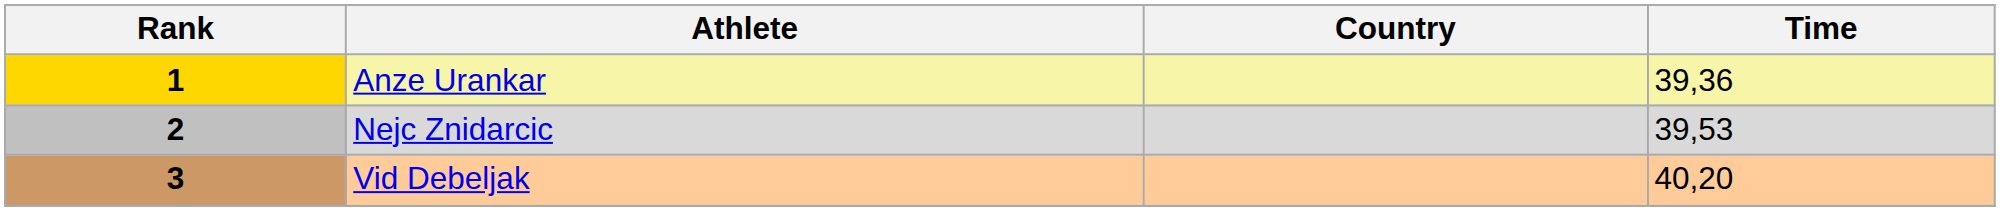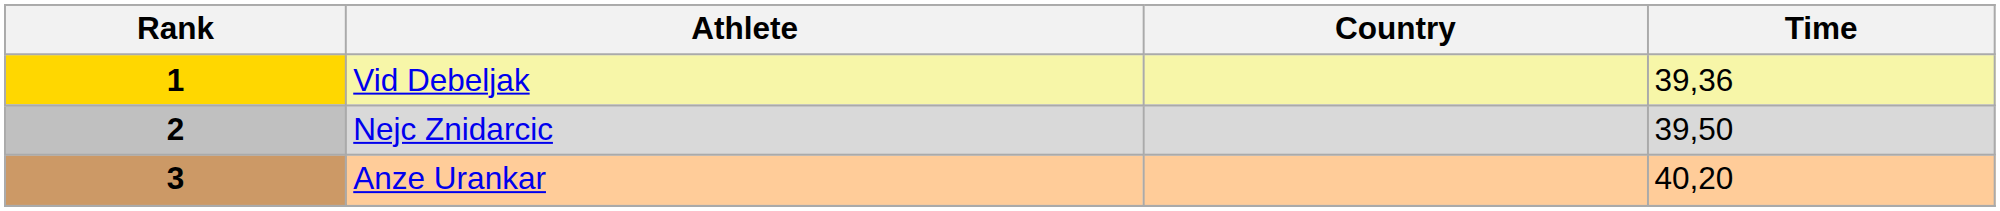(450, 79) Anze Urankar -> (441, 79) Vid Debeljak
(1694, 129) 39,53 -> (1694, 129) 39,50
(441, 179) Vid Debeljak -> (450, 179) Anze Urankar
